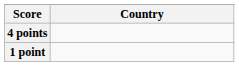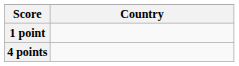rows swapped: (27, 33) <-> (27, 52)
